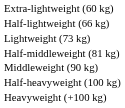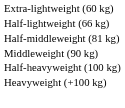- row: (47, 38)
